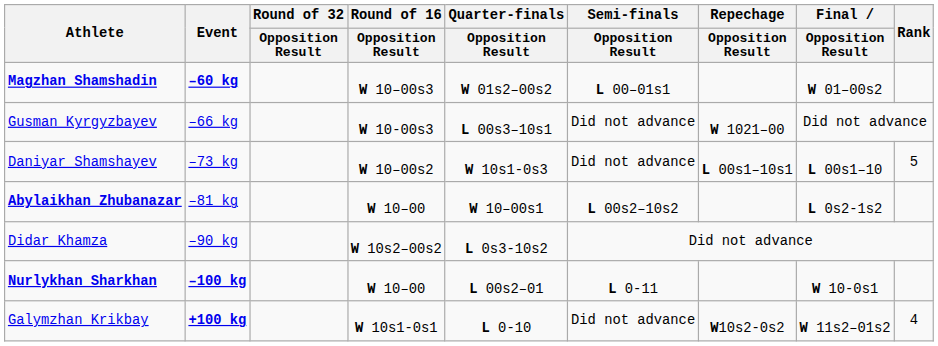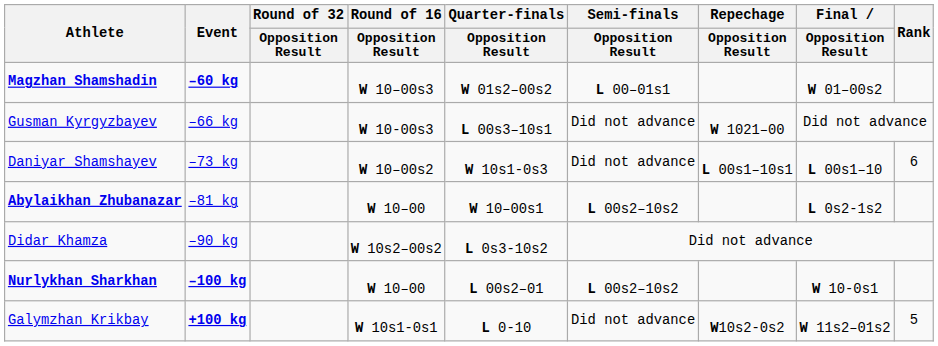(914, 161) 5 -> (914, 161) 6
(633, 289) L 0-11 -> (633, 289) L 00s2–10s2
(914, 320) 4 -> (914, 320) 5
